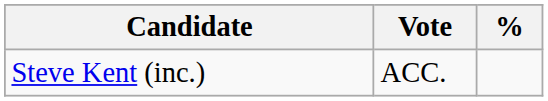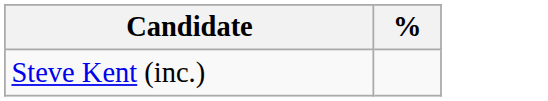- column: (425, 27)
